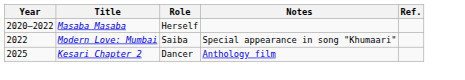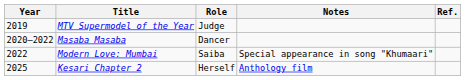+ row: (126, 26)
(180, 26) Herself -> (214, 40) Dancer
(177, 54) Dancer -> (217, 68) Herself
